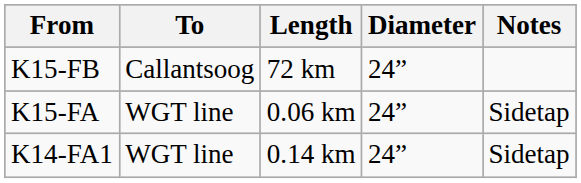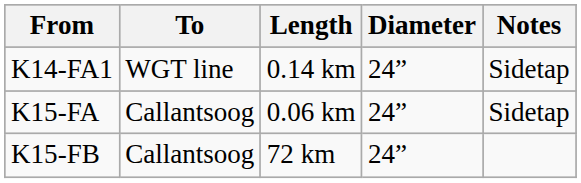rows swapped: (62, 154) <-> (55, 68)
(179, 111) WGT line -> (190, 111) Callantsoog
